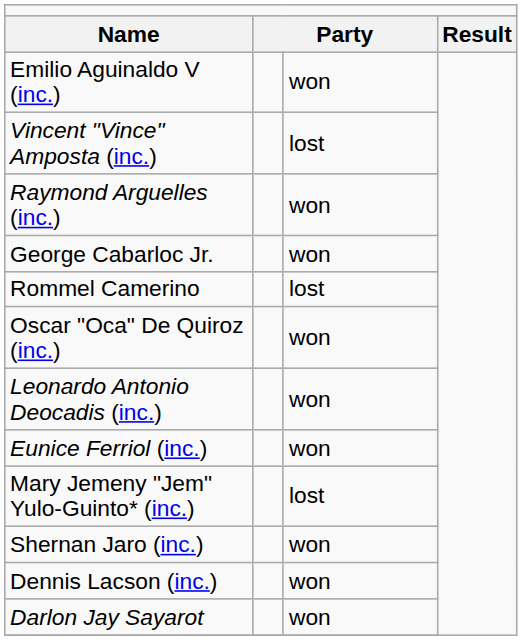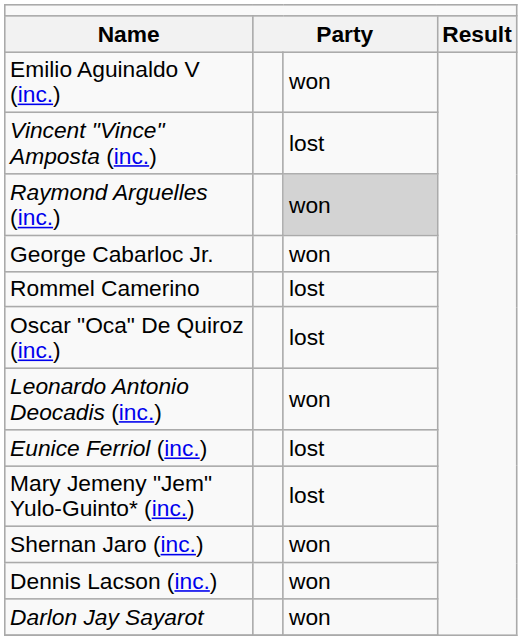(310, 205) no background -> (310, 205) lightgrey background
(310, 338) won -> (307, 338) lost
(310, 448) won -> (307, 448) lost
